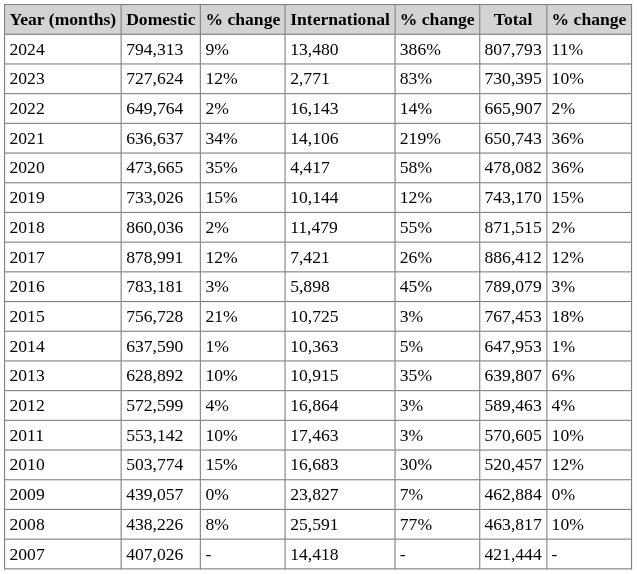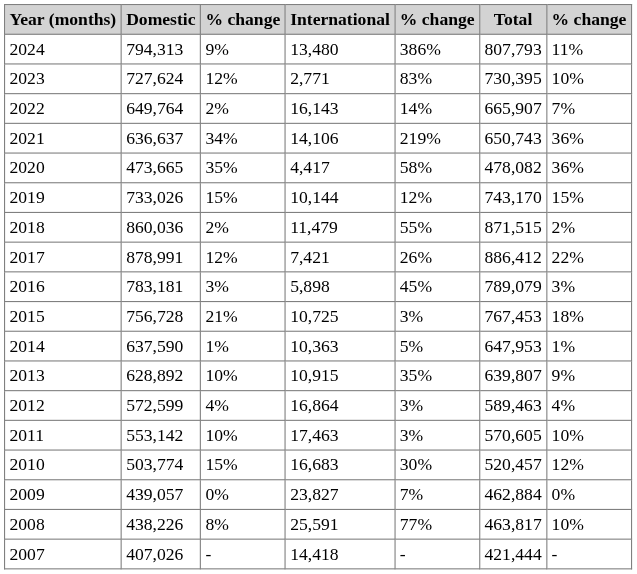(563, 108) 2% -> (563, 108) 7%
(568, 256) 12% -> (568, 256) 22%
(563, 375) 6% -> (563, 375) 9%
